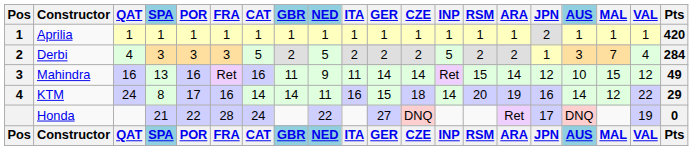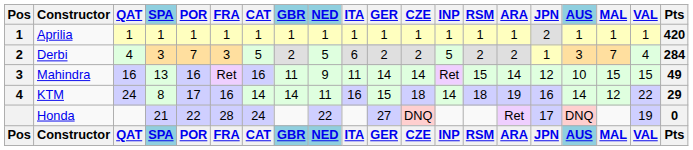(193, 54) 3 -> (193, 54) 7
(354, 54) 2 -> (354, 54) 6
(645, 75) 12 -> (645, 75) 15
(480, 95) 20 -> (480, 95) 18
